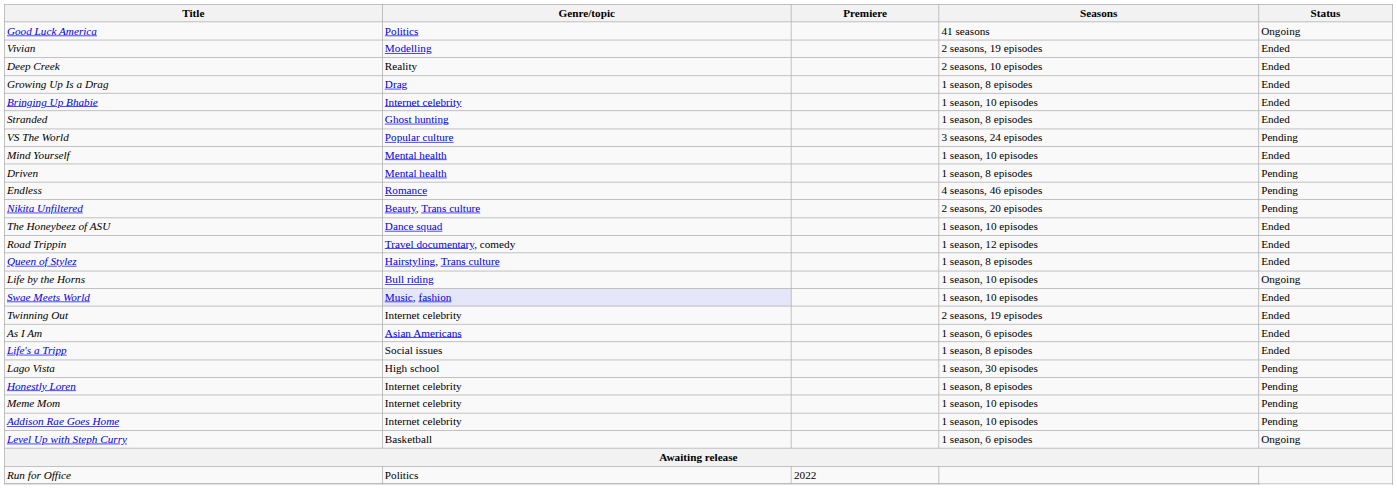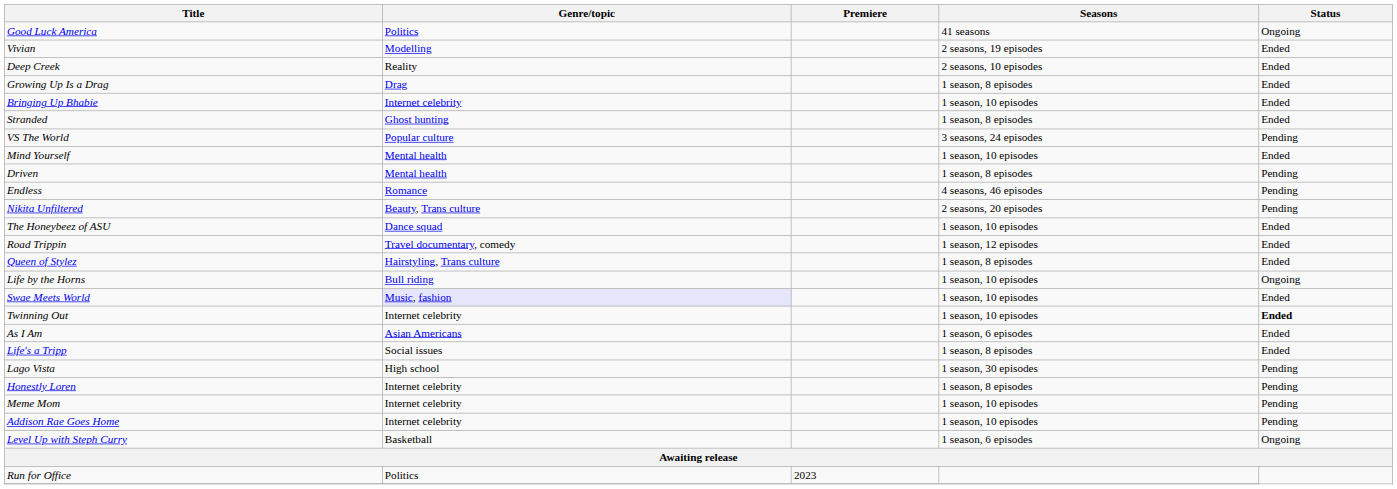(992, 315) 2 seasons, 19 episodes -> (990, 315) 1 season, 10 episodes
(1275, 315) normal -> (1277, 315) bold
(805, 475) 2022 -> (805, 475) 2023
